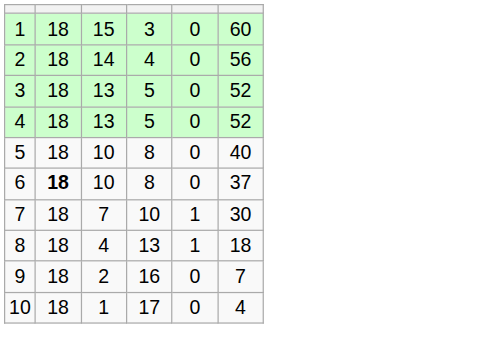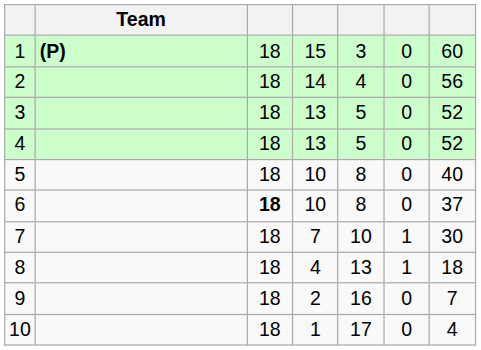+ column: (141, 19)
